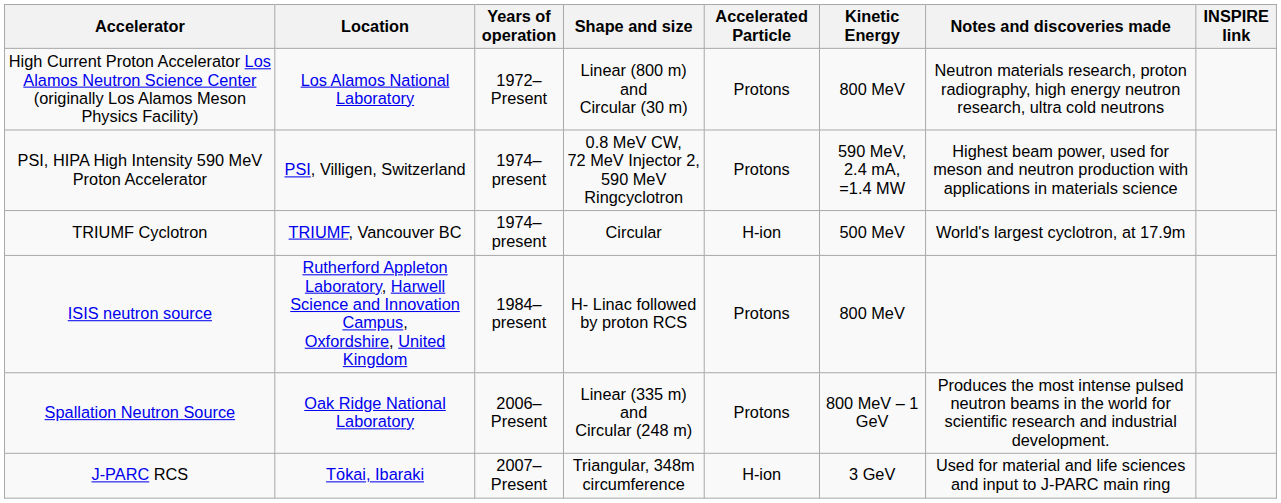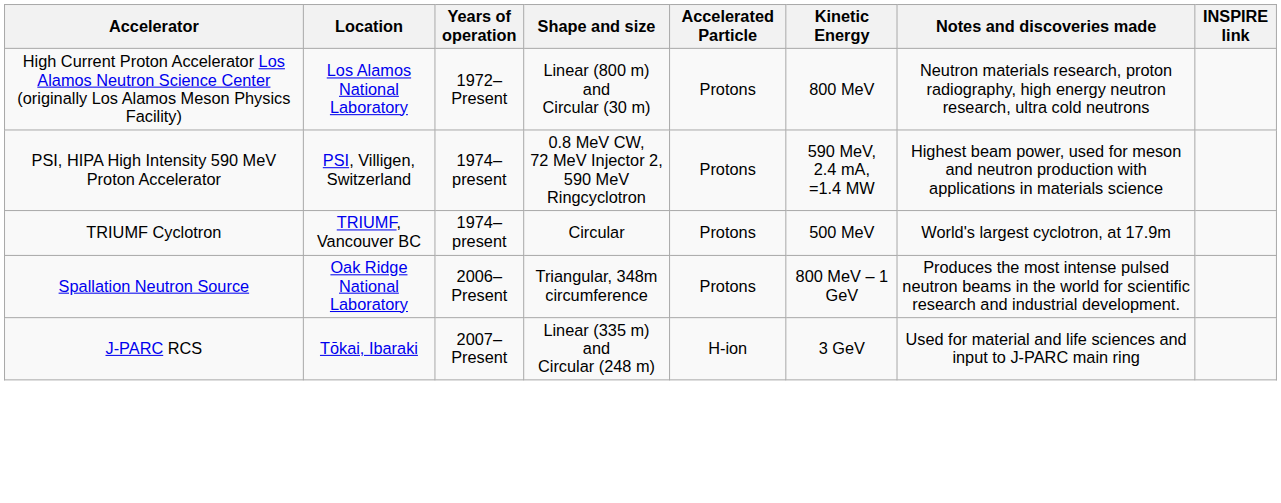(762, 232) H-ion -> (728, 232) Protons
- row: (140, 313)
(634, 413) Linear (335 m) and Circular (248 m) -> (596, 286) Triangular, 348m circumference
(634, 475) Triangular, 348m circumference -> (596, 348) Linear (335 m) and Circular (248 m)
